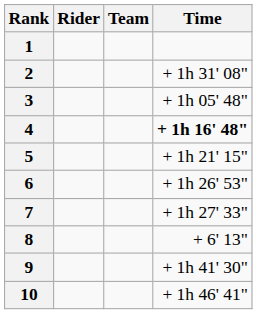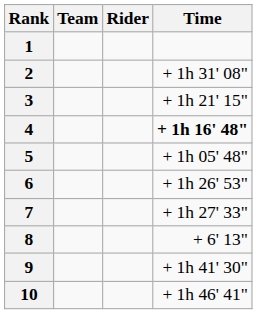columns swapped: (79, 18) <-> (129, 18)
(205, 101) + 1h 05' 48" -> (205, 101) + 1h 21' 15"
(205, 156) + 1h 21' 15" -> (205, 156) + 1h 05' 48"
